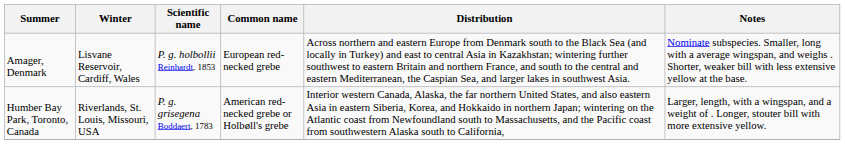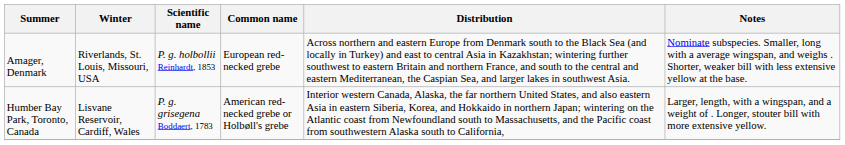(109, 66) Lisvane Reservoir, Cardiff, Wales -> (113, 66) Riverlands, St. Louis, Missouri, USA
(113, 119) Riverlands, St. Louis, Missouri, USA -> (109, 119) Lisvane Reservoir, Cardiff, Wales
